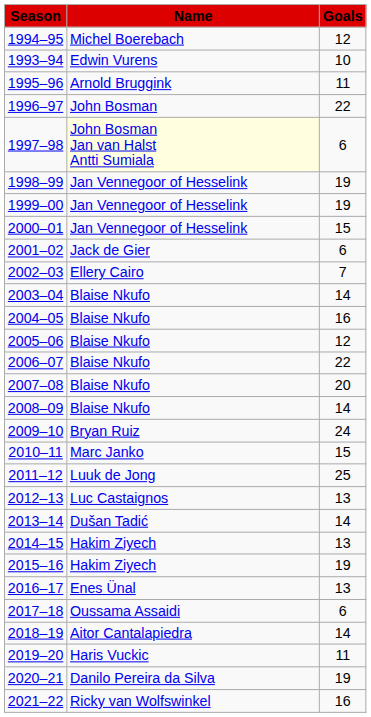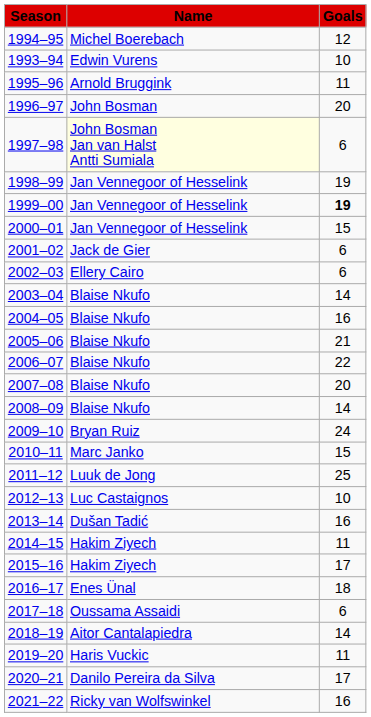(343, 106) 22 -> (343, 106) 20
(343, 205) normal -> (343, 205) bold
(343, 273) 7 -> (343, 273) 6
(343, 341) 12 -> (343, 341) 21
(343, 498) 13 -> (343, 498) 10
(343, 521) 14 -> (343, 521) 16
(343, 543) 13 -> (343, 543) 11
(343, 566) 19 -> (343, 566) 17
(343, 588) 13 -> (343, 588) 18
(343, 678) 19 -> (343, 678) 17
